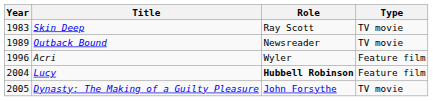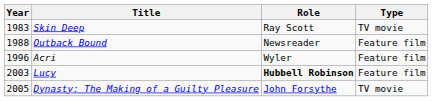(18, 42) 1989 -> (18, 42) 1988
(381, 42) TV movie -> (392, 42) Feature film
(18, 73) 2004 -> (18, 73) 2003
